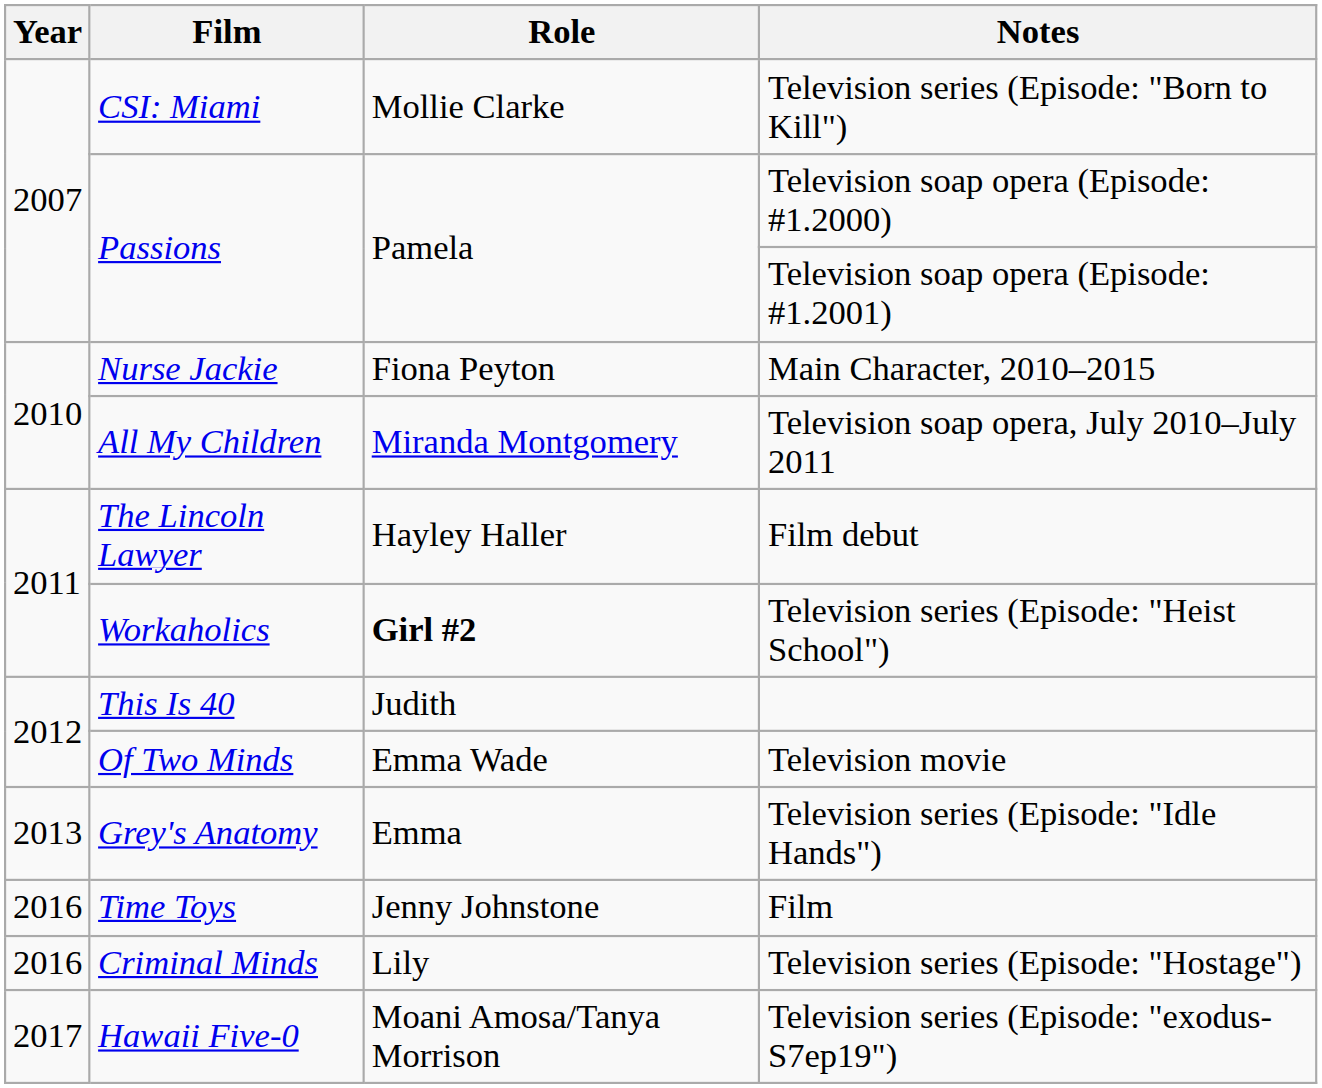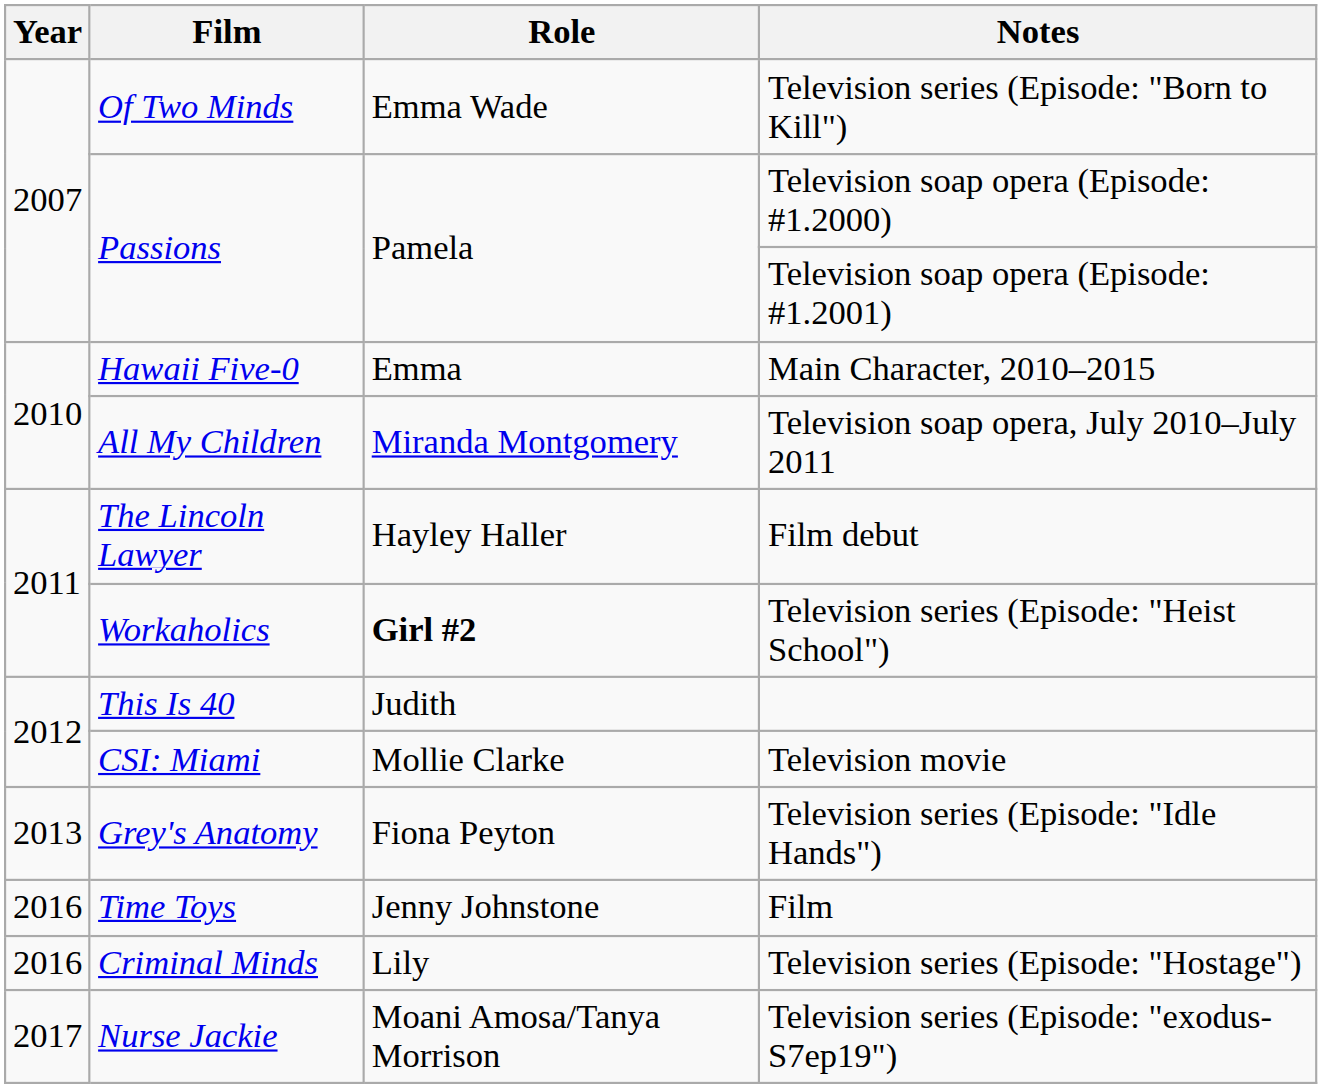(179, 106) CSI: Miami -> (196, 106) Of Two Minds
(468, 106) Mollie Clarke -> (460, 106) Emma Wade
(188, 367) Nurse Jackie -> (198, 367) Hawaii Five-0
(463, 367) Fiona Peyton -> (417, 367) Emma
(196, 758) Of Two Minds -> (179, 758) CSI: Miami
(460, 758) Emma Wade -> (468, 758) Mollie Clarke
(417, 832) Emma -> (463, 832) Fiona Peyton
(198, 1036) Hawaii Five-0 -> (188, 1036) Nurse Jackie
